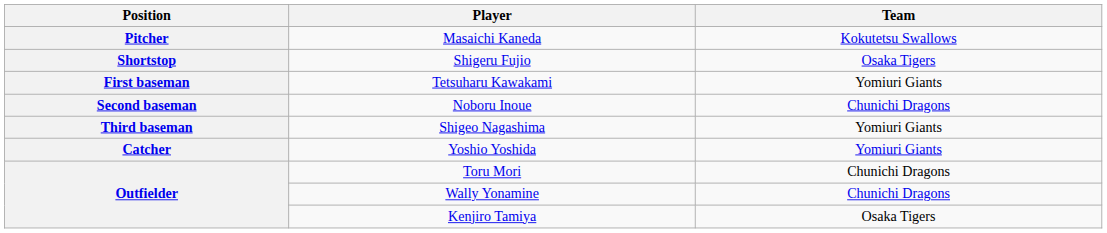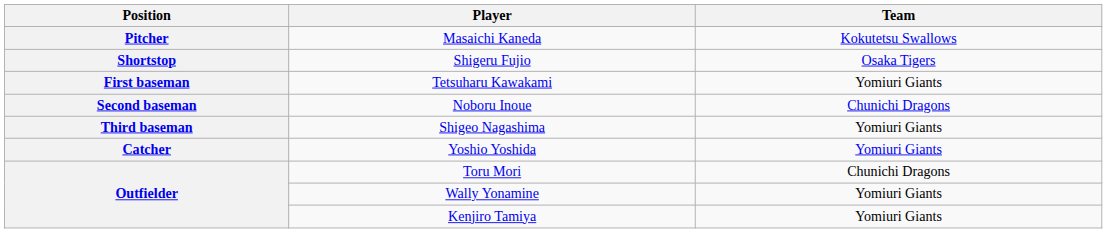(899, 194) Chunichi Dragons -> (899, 194) Yomiuri Giants
(899, 216) Osaka Tigers -> (899, 216) Yomiuri Giants
